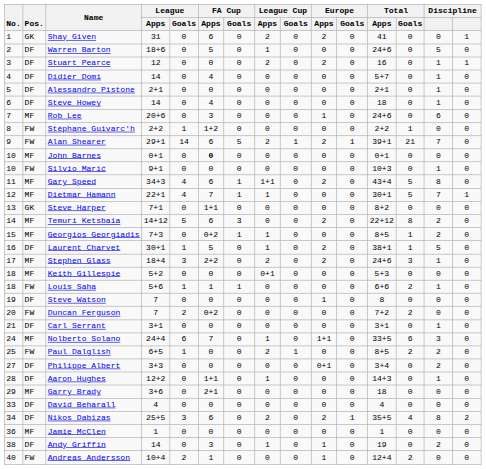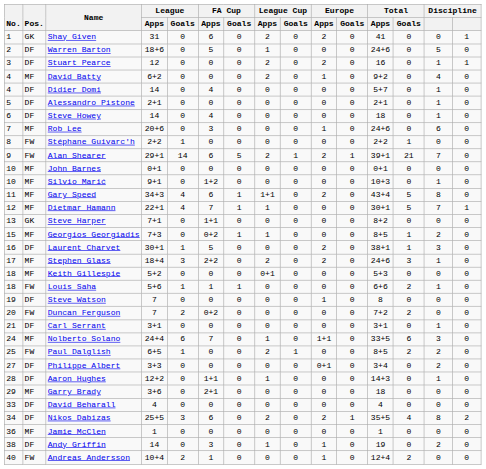+ row: (74, 77)
(211, 129) 1+2 -> (211, 142) 0
(211, 155) bold -> (211, 169) normal
(29, 169) FW -> (29, 182) MF
(211, 169) 0 -> (211, 182) 1+2
- row: (84, 221)
(267, 247) 1 -> (267, 247) 0
(438, 247) 5 -> (438, 247) 3
